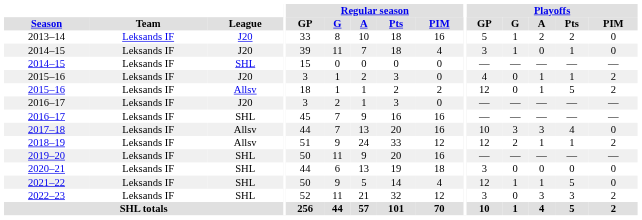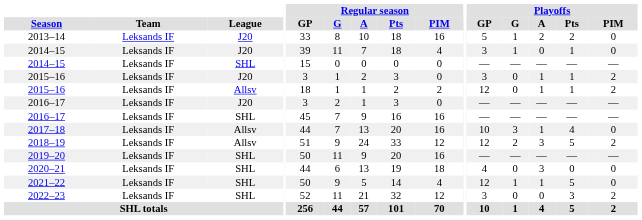(484, 76) 4 -> (484, 76) 3
(572, 89) 5 -> (572, 89) 1
(542, 129) 3 -> (542, 129) 1
(542, 142) 1 -> (542, 142) 3
(572, 142) 1 -> (572, 142) 5
(484, 169) 3 -> (484, 169) 4
(542, 169) 0 -> (542, 169) 3
(542, 195) 3 -> (542, 195) 0
